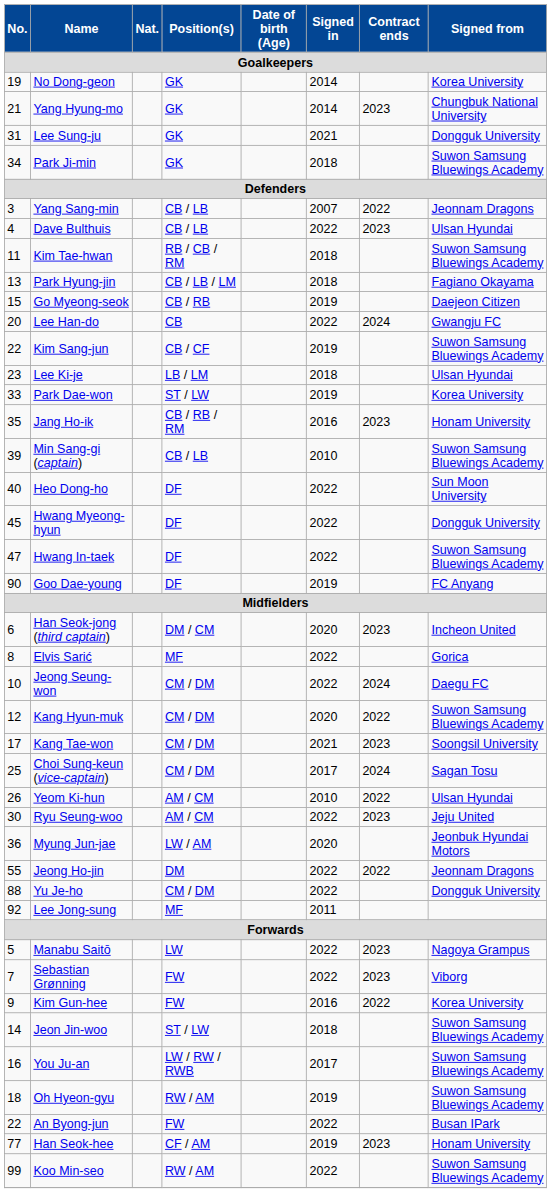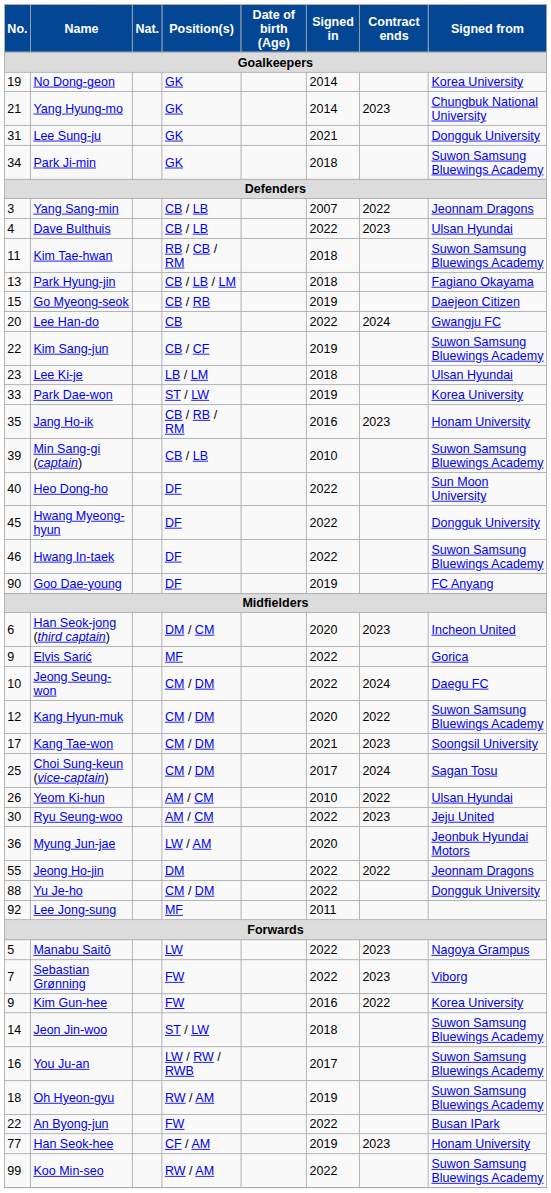(14, 557) 47 -> (14, 557) 46
(11, 657) 8 -> (11, 657) 9
